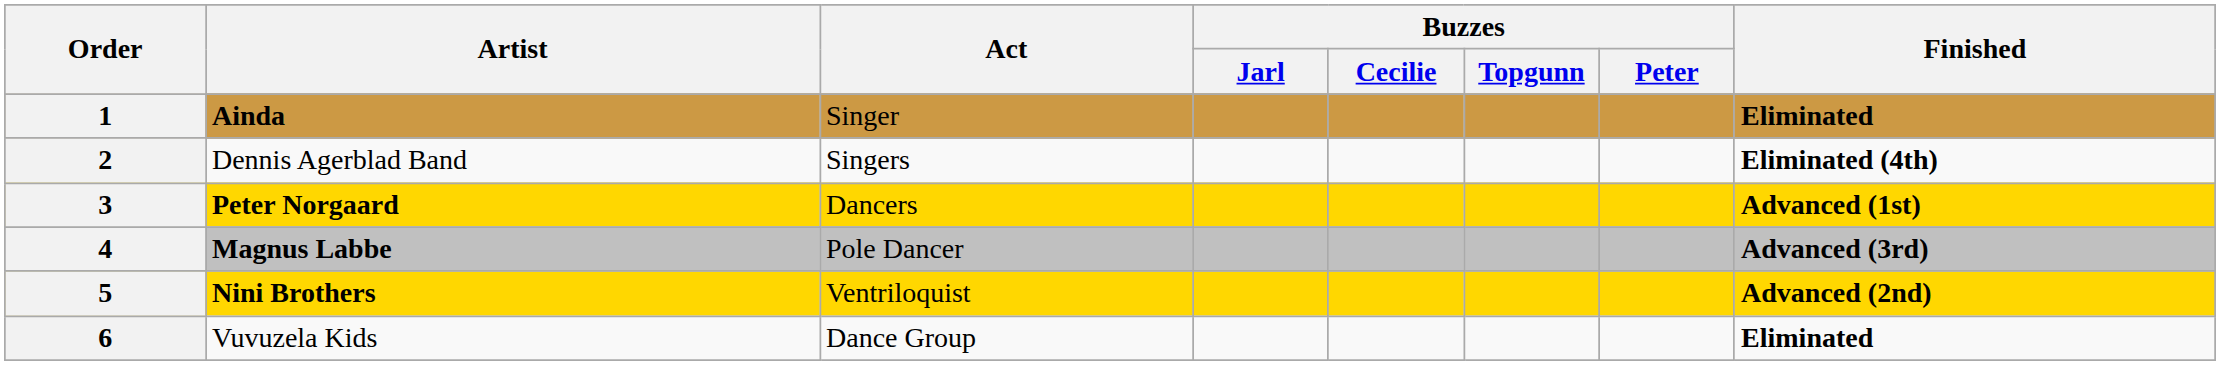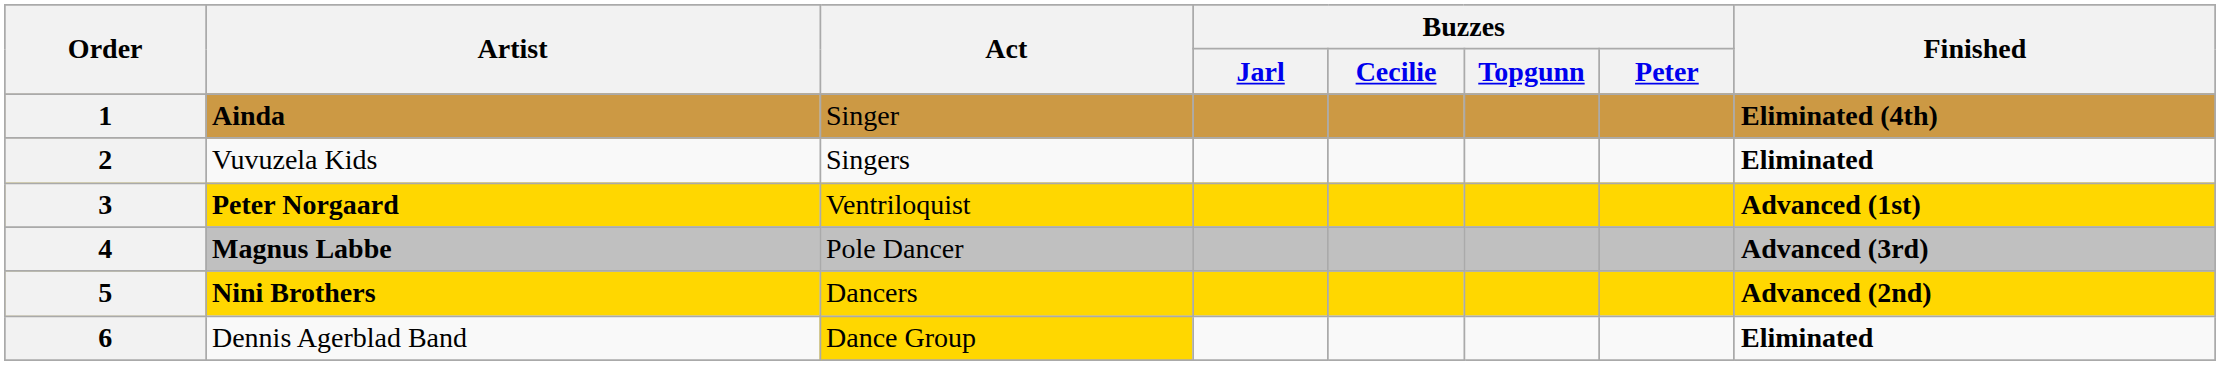(1807, 115) Eliminated -> (1839, 115) Eliminated (4th)
(339, 159) Dennis Agerblad Band -> (295, 159) Vuvuzela Kids
(1839, 159) Eliminated (4th) -> (1807, 159) Eliminated
(872, 204) Dancers -> (898, 204) Ventriloquist
(898, 293) Ventriloquist -> (872, 293) Dancers
(295, 337) Vuvuzela Kids -> (339, 337) Dennis Agerblad Band
(901, 337) no background -> (901, 337) gold background
